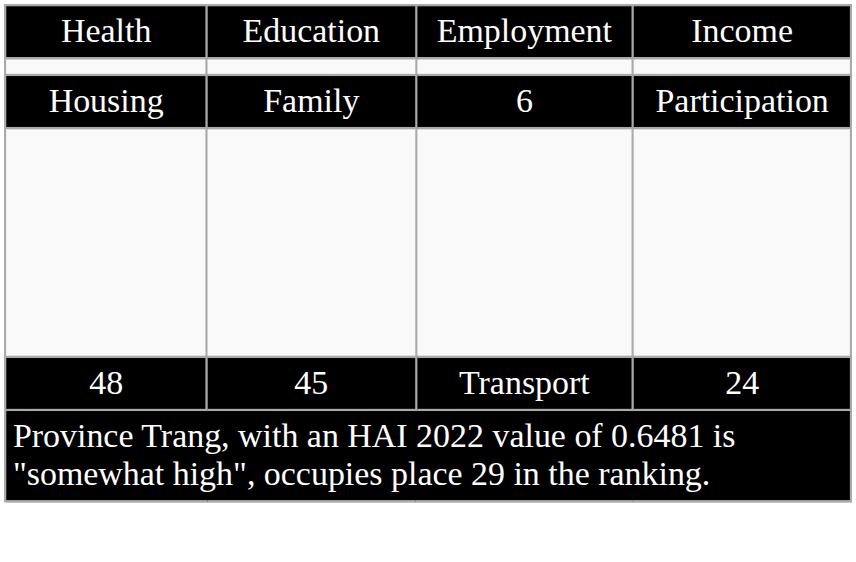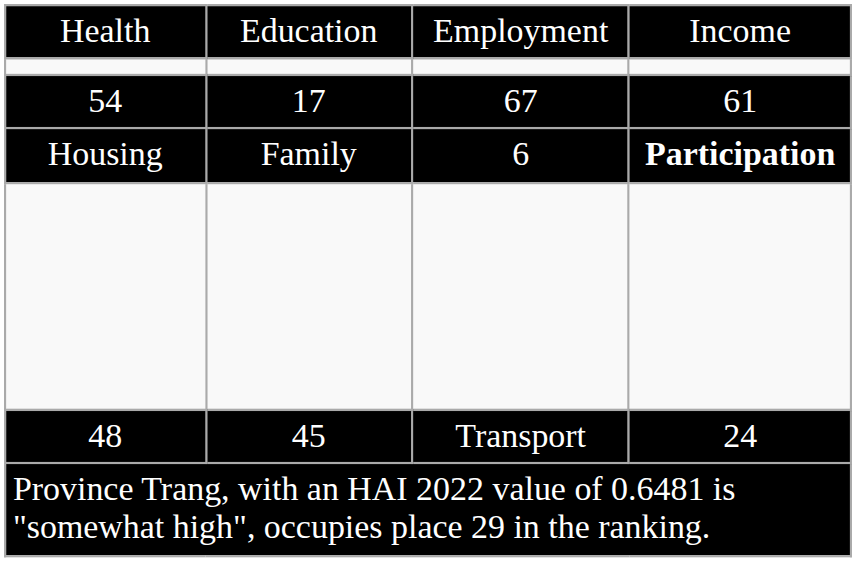+ row: (105, 100)
(742, 100) normal -> (740, 154) bold
